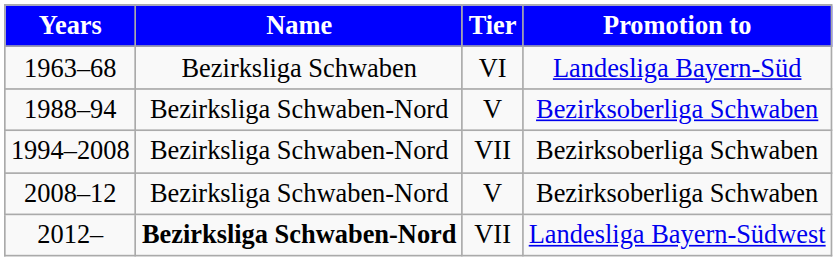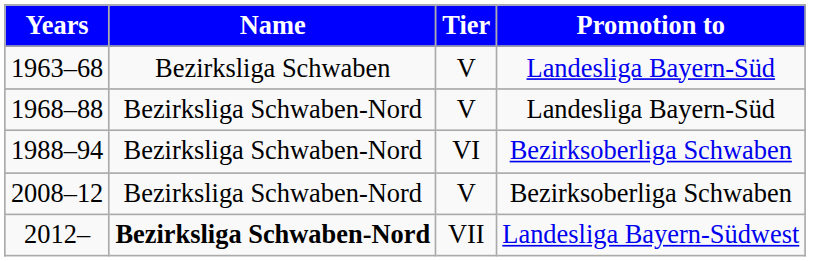(493, 67) VI -> (466, 67) V
+ row: (57, 109)
(493, 109) V -> (466, 151) VI
- row: (70, 151)
